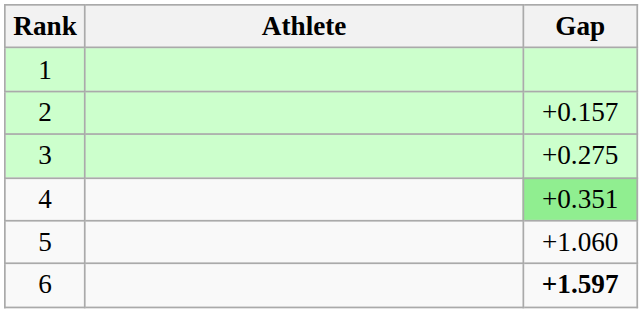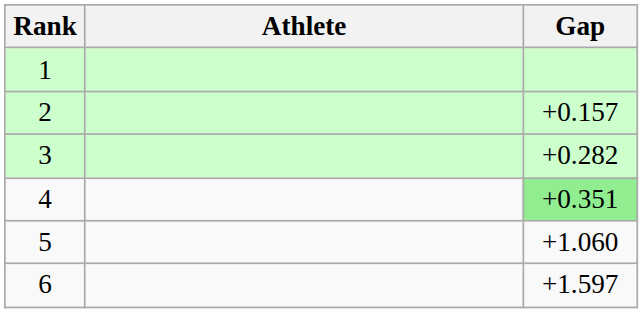(580, 155) +0.275 -> (580, 155) +0.282
(580, 284) bold -> (580, 284) normal
